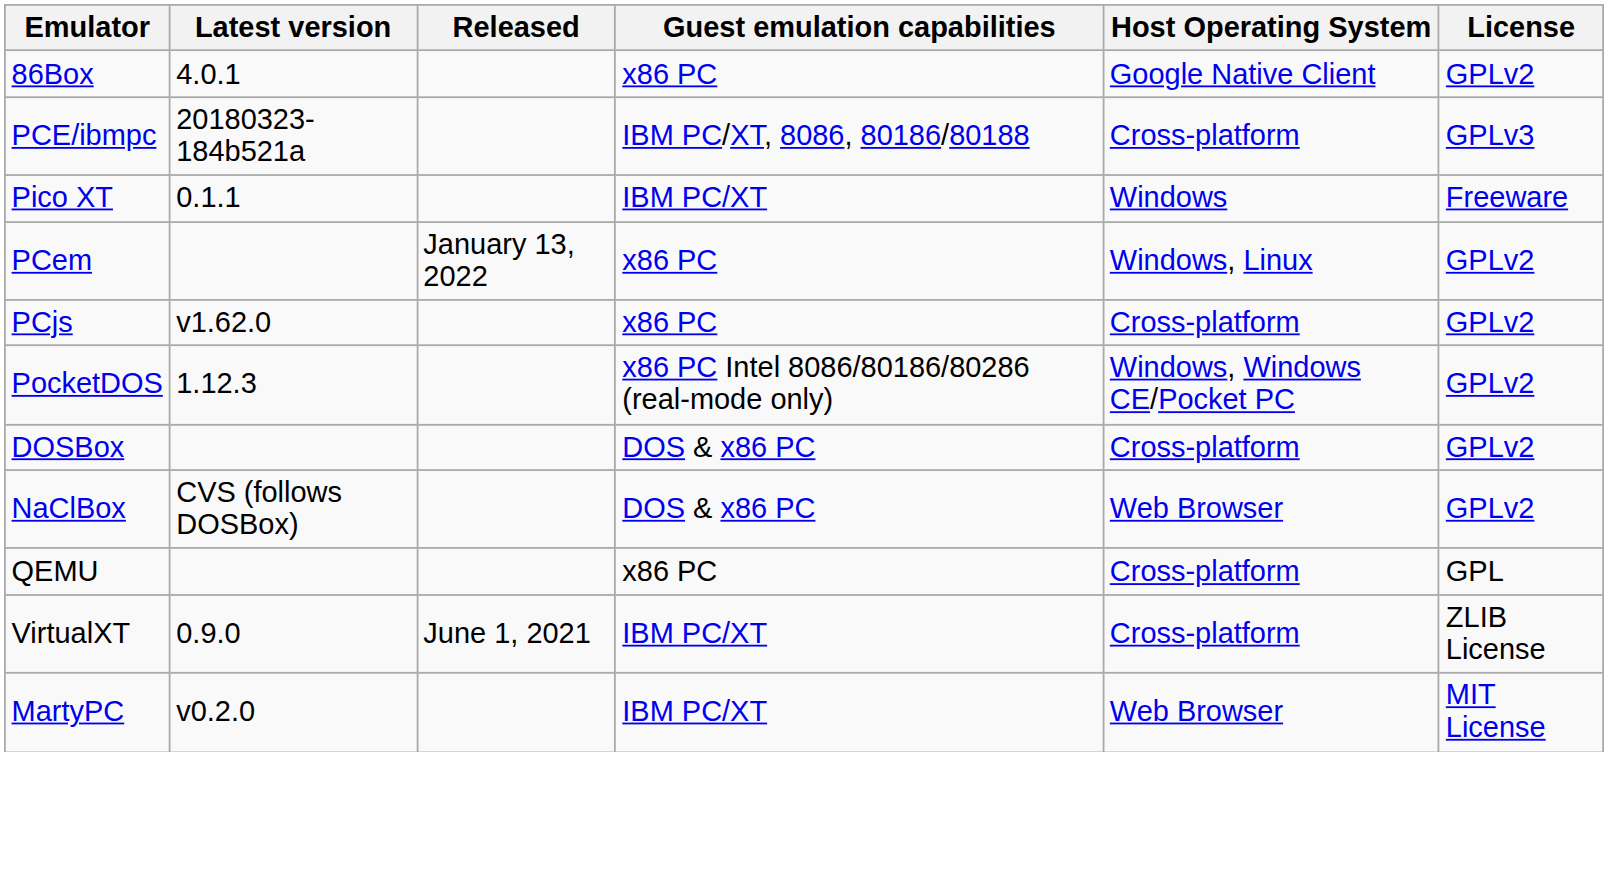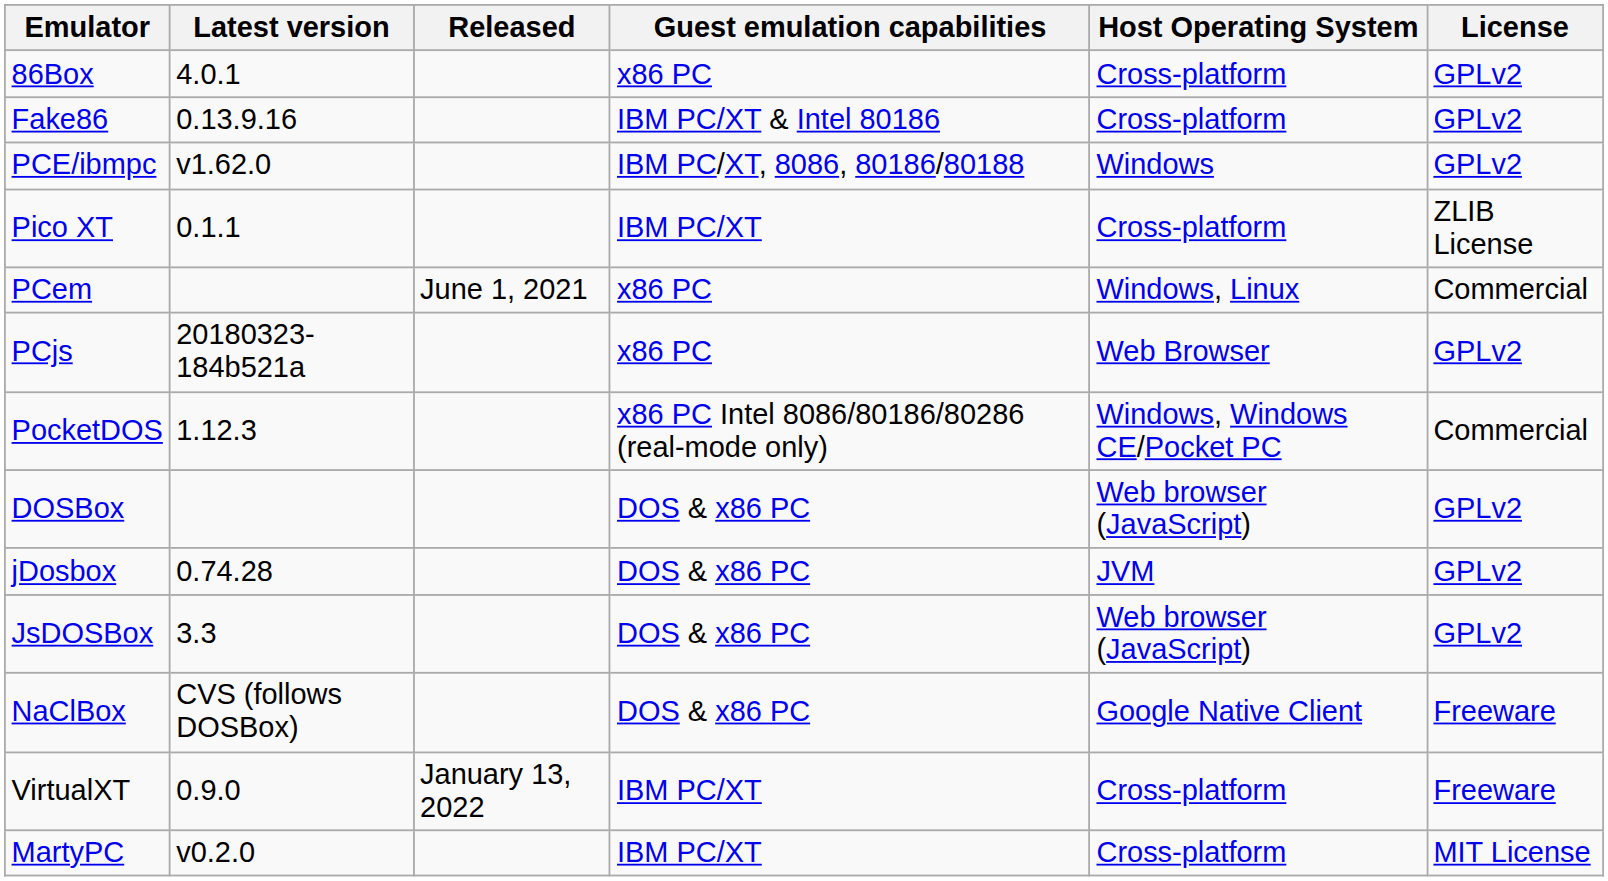(1243, 73) Google Native Client -> (1191, 73) Cross-platform
+ row: (60, 119)
(245, 135) 20180323-184b521a -> (224, 165) v1.62.0
(1205, 135) Cross-platform -> (1155, 165) Windows
(1490, 135) GPLv3 -> (1478, 165) GPLv2
(1169, 197) Windows -> (1191, 227) Cross-platform
(1507, 197) Freeware -> (1483, 227) ZLIB License
(499, 260) January 13, 2022 -> (504, 289) June 1, 2021
(1490, 260) GPLv2 -> (1511, 289) Commercial
(224, 322) v1.62.0 -> (245, 351) 20180323-184b521a
(1205, 322) Cross-platform -> (1183, 351) Web Browser
(1490, 384) GPLv2 -> (1511, 430) Commercial
(1205, 446) Cross-platform -> (1182, 508) Web browser (JavaScript)
+ row: (64, 571)
+ row: (82, 633)
(1196, 508) Web Browser -> (1229, 711) Google Native Client
(1490, 508) GPLv2 -> (1495, 711) Freeware
- row: (55, 571)
(507, 633) June 1, 2021 -> (496, 790) January 13, 2022
(1496, 633) ZLIB License -> (1495, 790) Freeware
(1196, 711) Web Browser -> (1191, 852) Cross-platform
